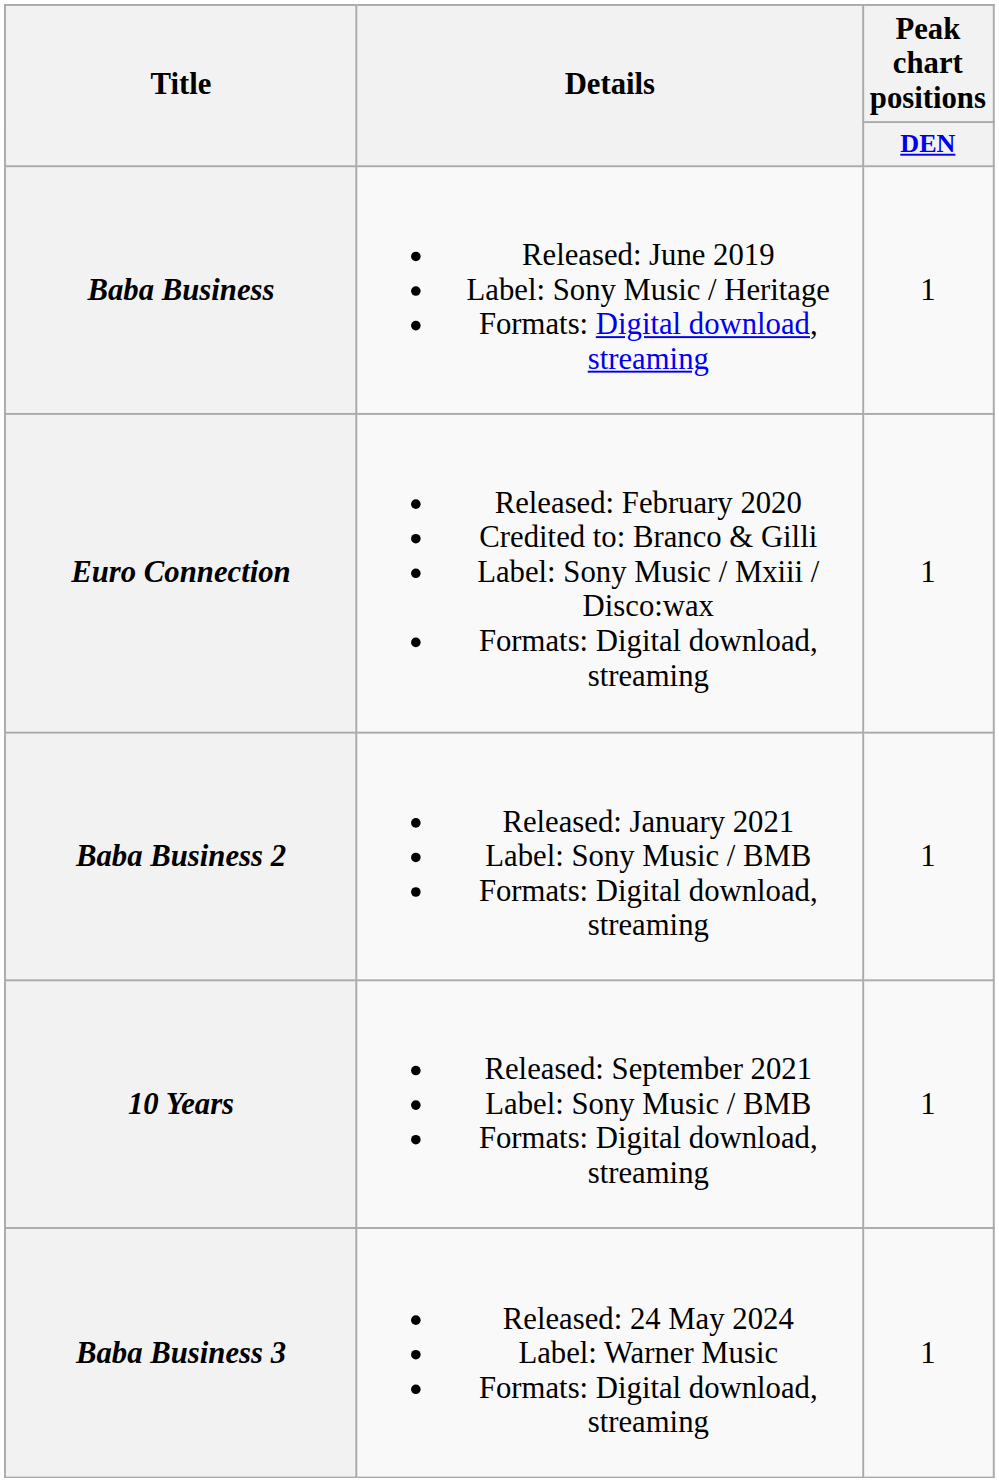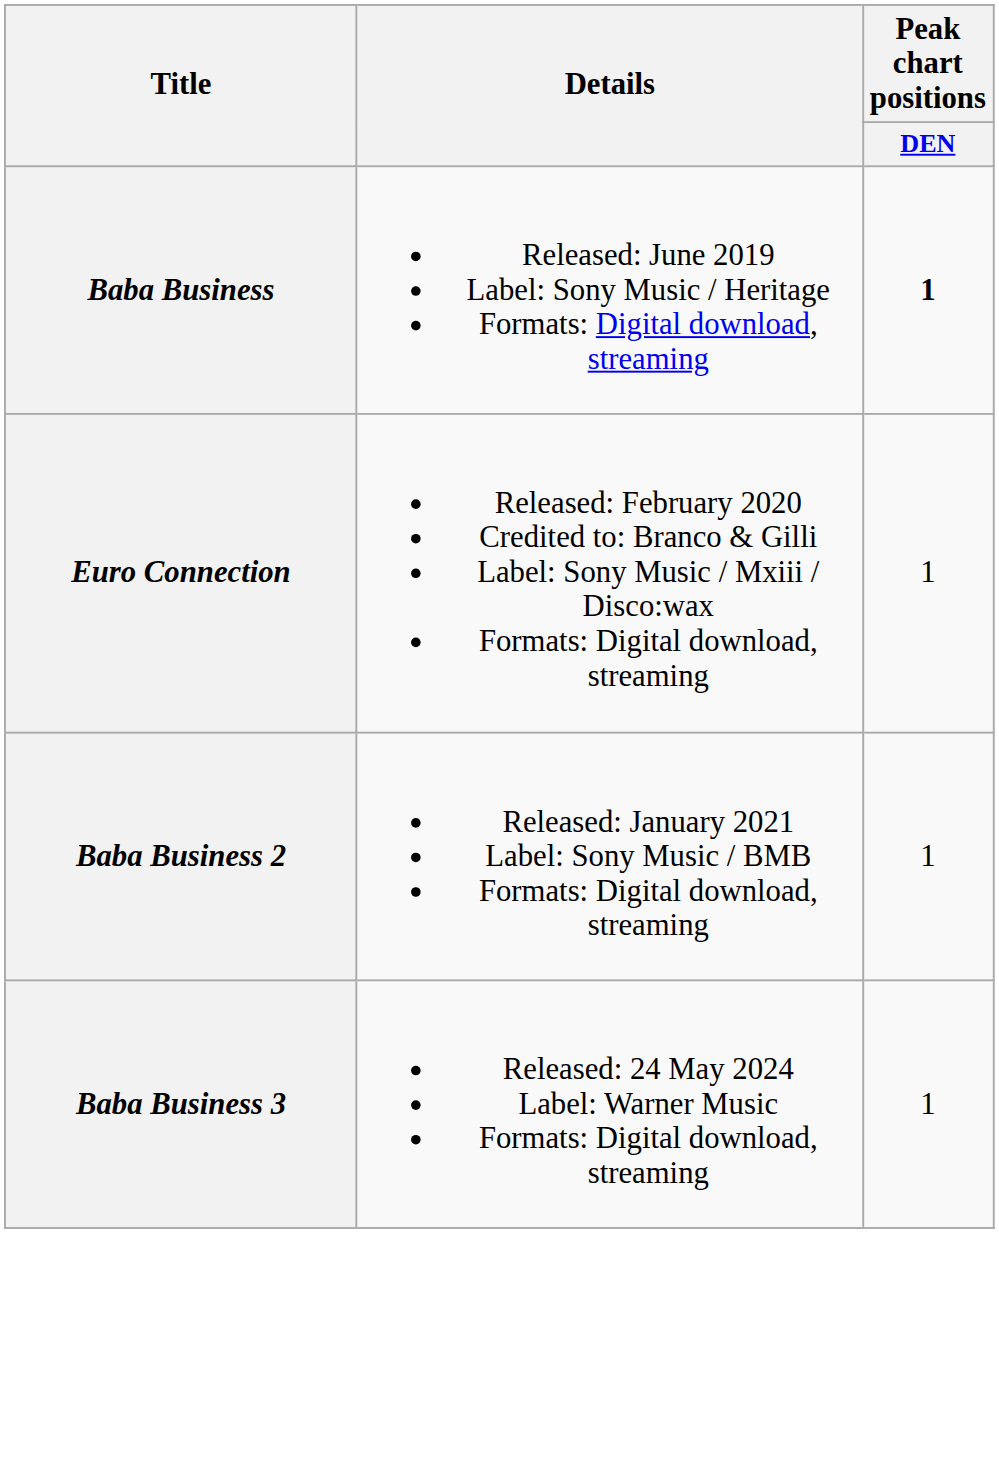(928, 289) normal -> (928, 289) bold
- row: (181, 1103)
